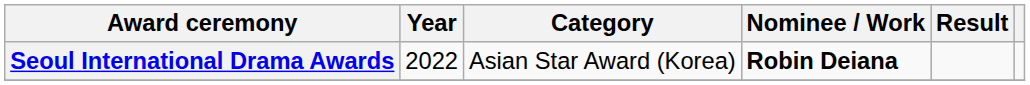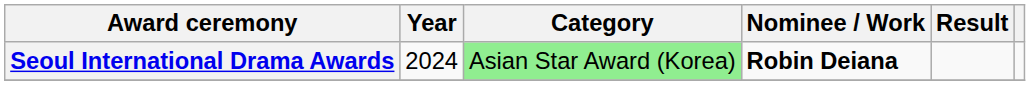(432, 60) 2022 -> (432, 60) 2024
(602, 60) no background -> (602, 60) lightgreen background
